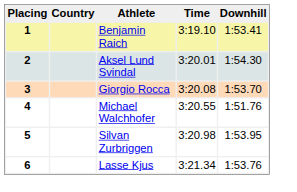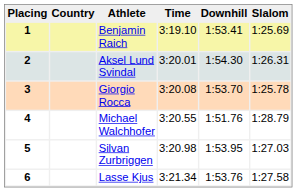+ column: (270, 13)
